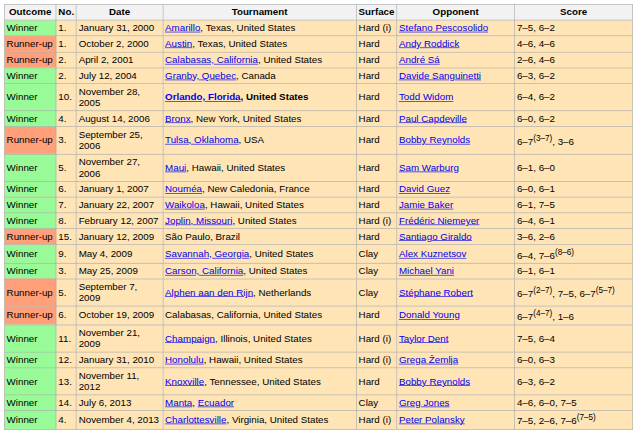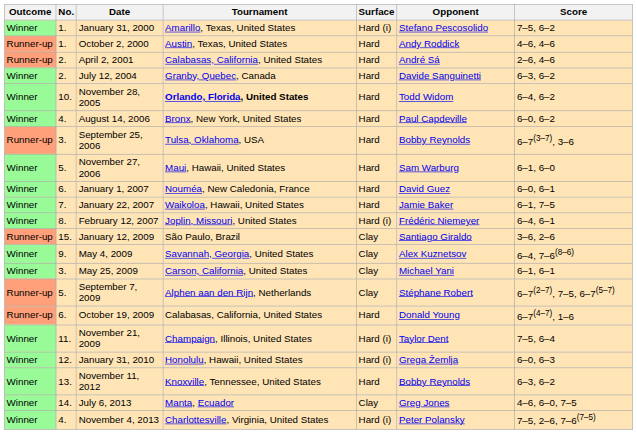(369, 236) Hard -> (368, 236) Clay
